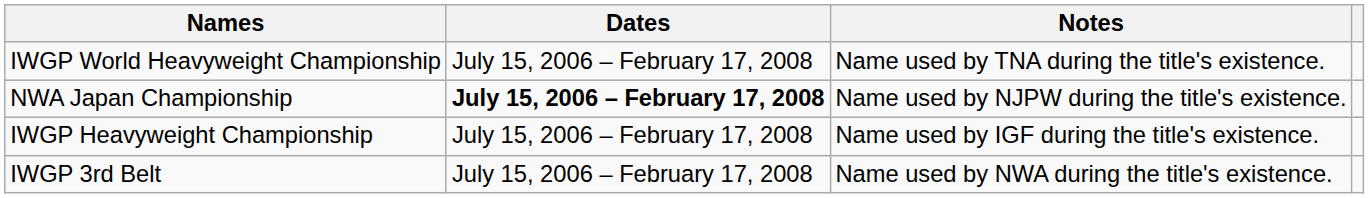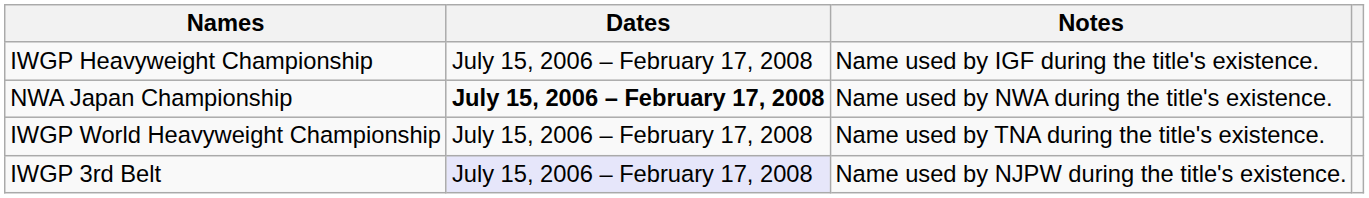rows swapped: (192, 135) <-> (226, 60)
(1091, 98) Name used by NJPW during the title's existence. -> (1084, 98) Name used by NWA during the title's existence.
(632, 173) no background -> (632, 173) lavender background
(1084, 173) Name used by NWA during the title's existence. -> (1091, 173) Name used by NJPW during the title's existence.
